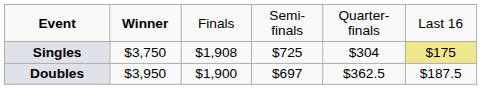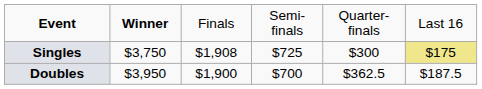(364, 52) $304 -> (364, 52) $300
(287, 74) $697 -> (287, 74) $700
